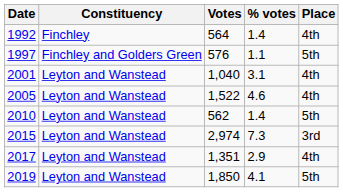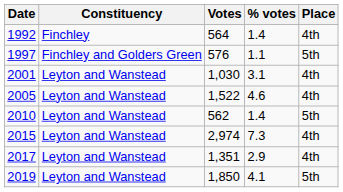(224, 75) 1,040 -> (224, 75) 1,030
(311, 136) 3rd -> (311, 136) 4th
